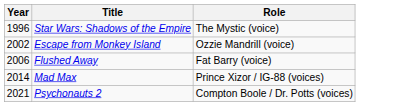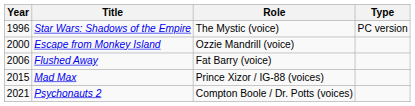+ column: (383, 12)
(18, 45) 2002 -> (18, 45) 2000
(18, 77) 2014 -> (18, 77) 2015
